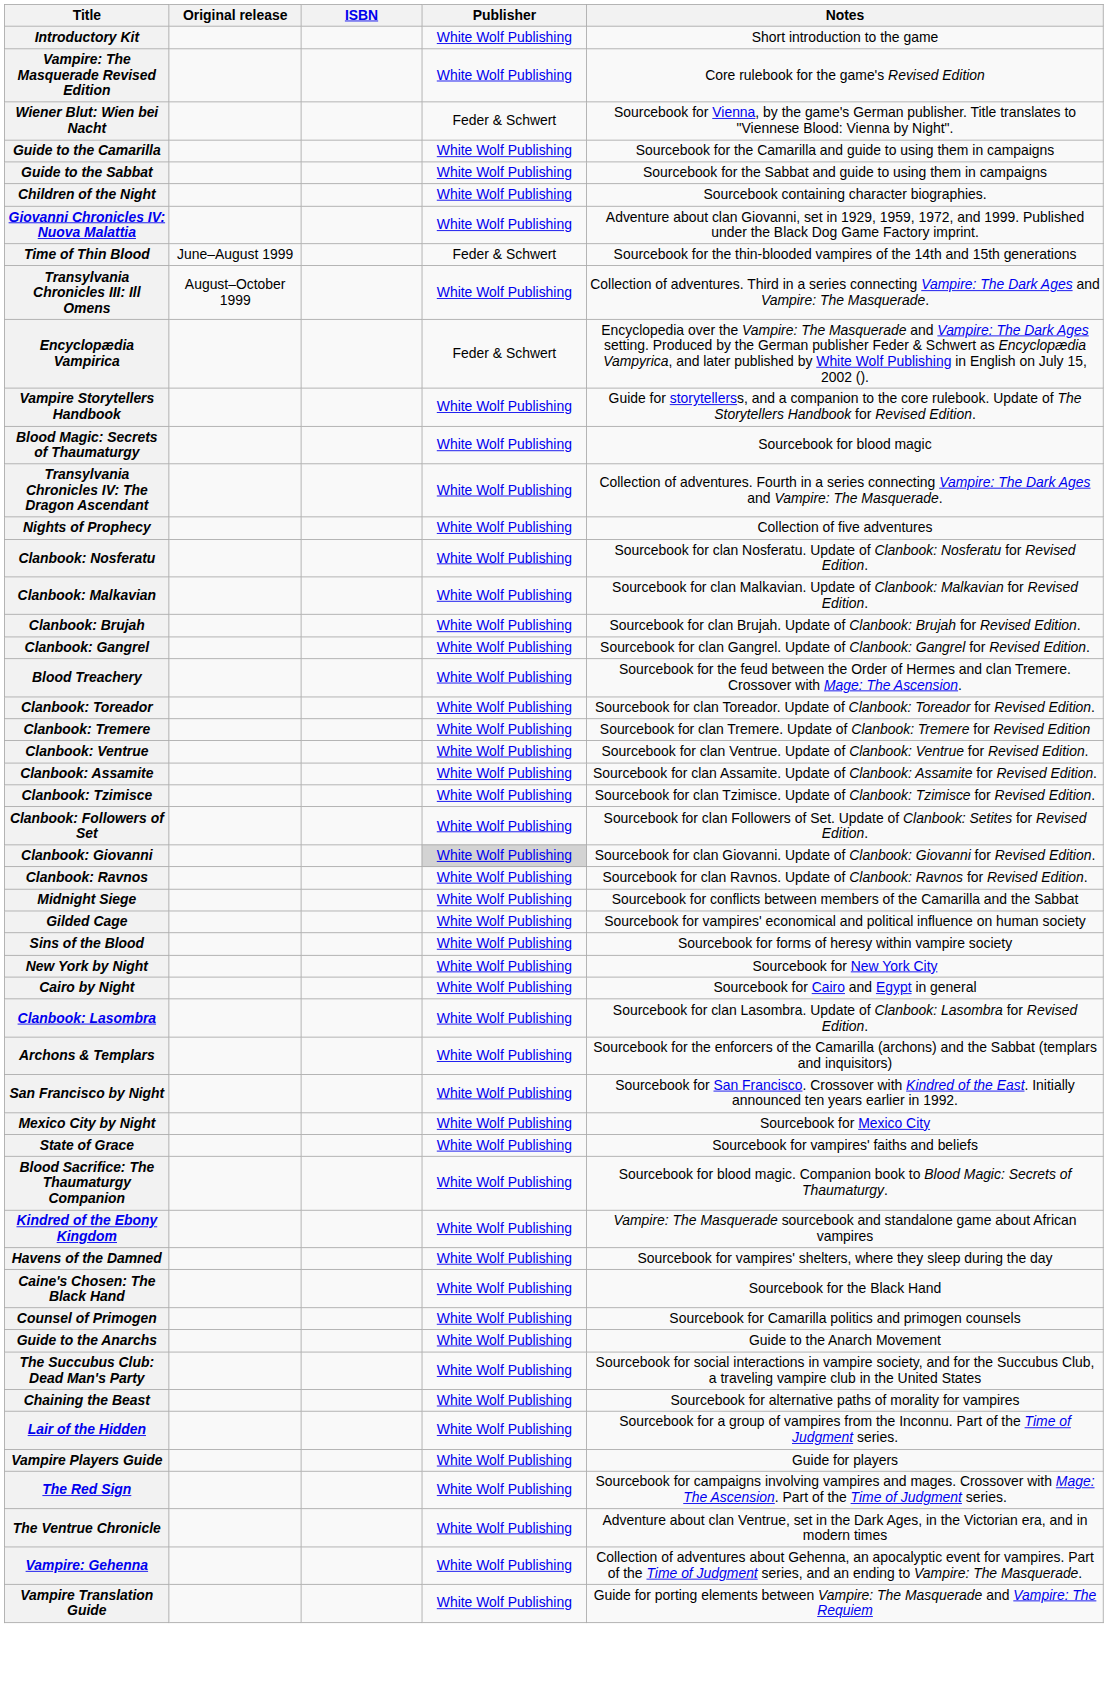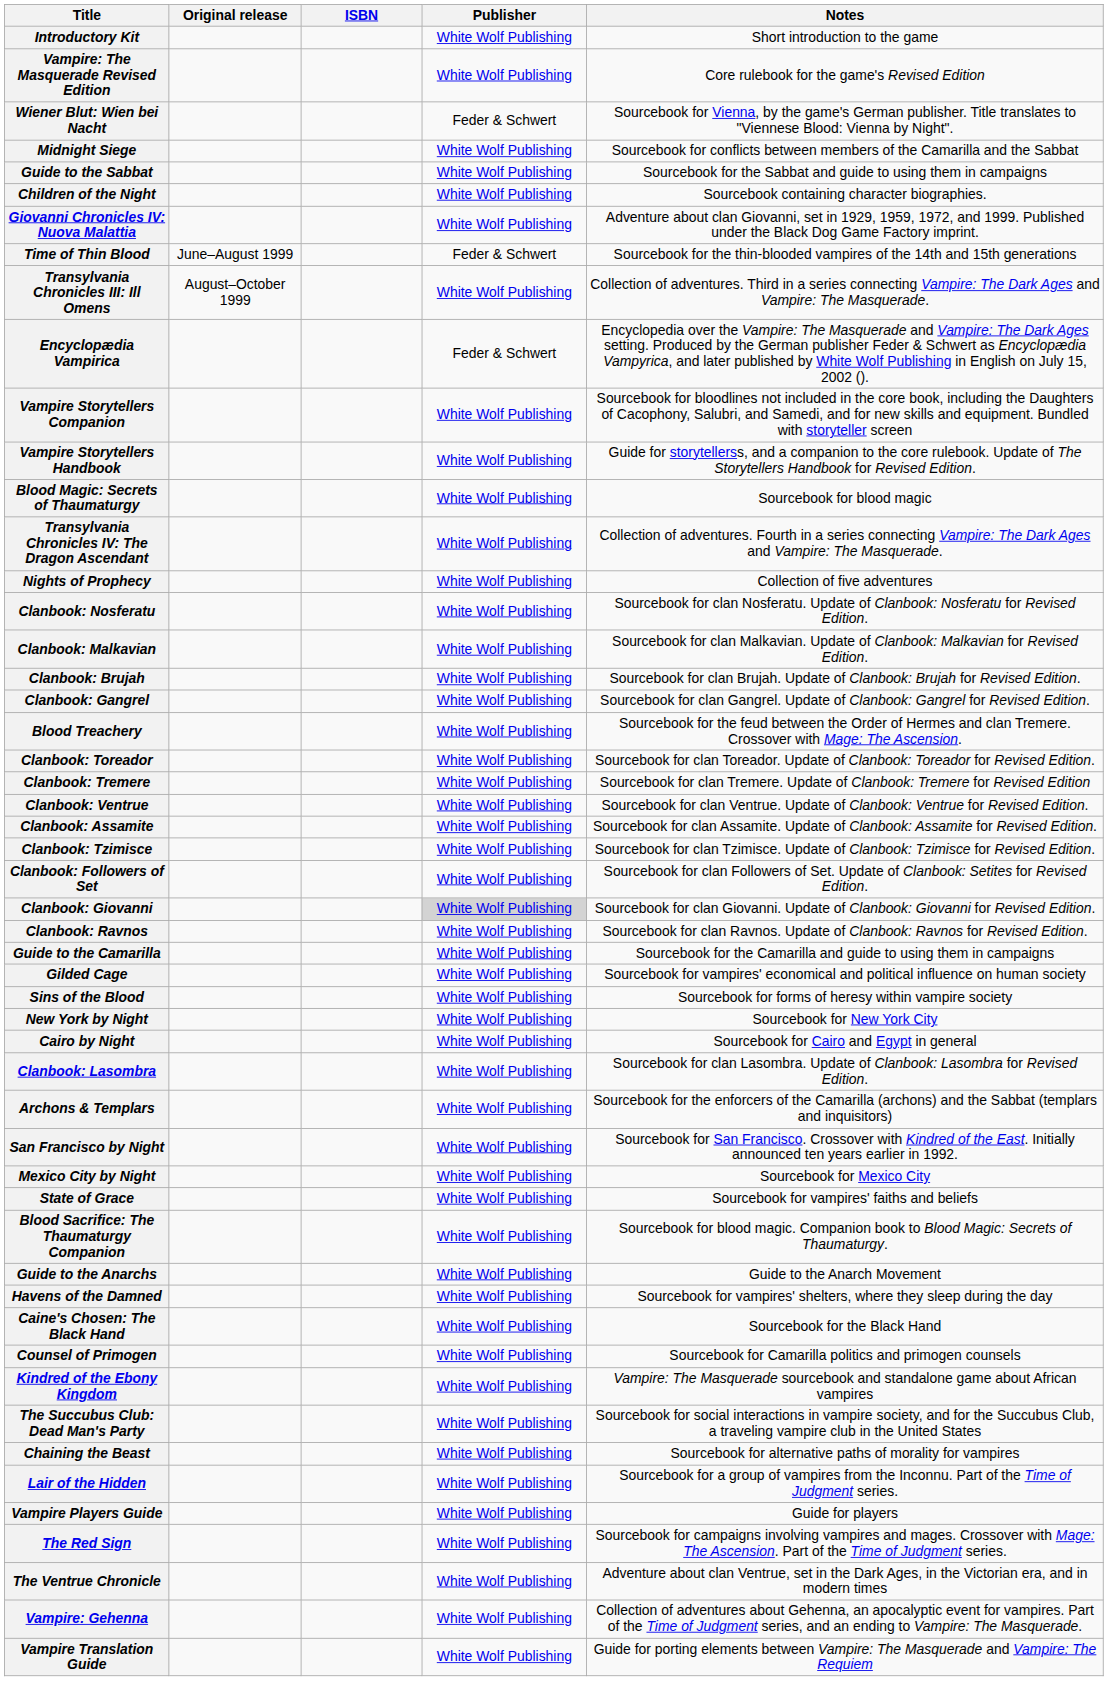rows swapped: (87, 150) <-> (87, 899)
+ row: (87, 414)
rows swapped: (87, 1340) <-> (87, 1228)
